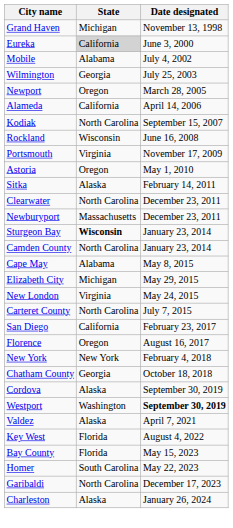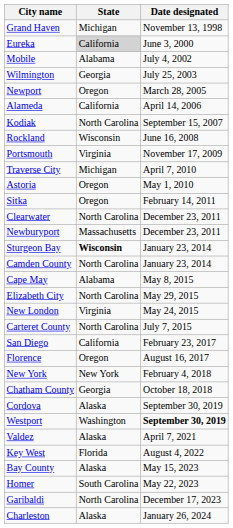+ row: (34, 169)
(92, 185) Alaska -> (94, 201) Oregon
(98, 279) Michigan -> (109, 295) North Carolina
(93, 452) Florida -> (92, 468) Alaska
